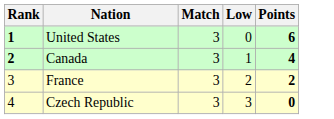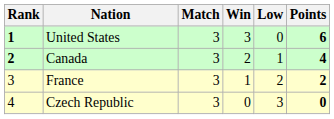+ column: (238, 15)
